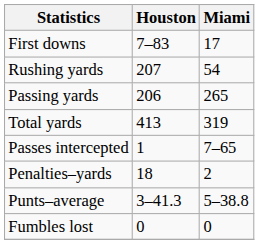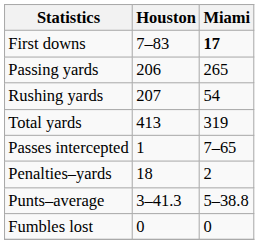(212, 43) normal -> (212, 43) bold
rows swapped: (53, 95) <-> (56, 69)
